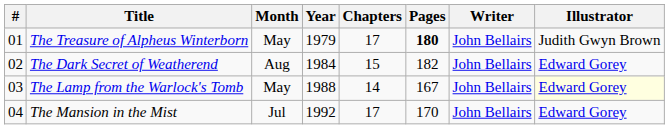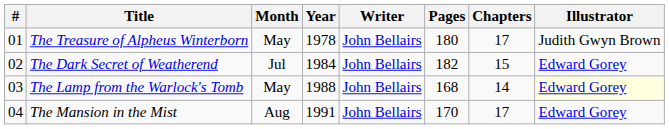columns swapped: (372, 16) <-> (492, 16)
(321, 40) 1979 -> (321, 40) 1978
(427, 40) bold -> (447, 40) normal
(277, 64) Aug -> (277, 64) Jul
(427, 87) 167 -> (447, 87) 168
(277, 111) Jul -> (277, 111) Aug
(321, 111) 1992 -> (321, 111) 1991
